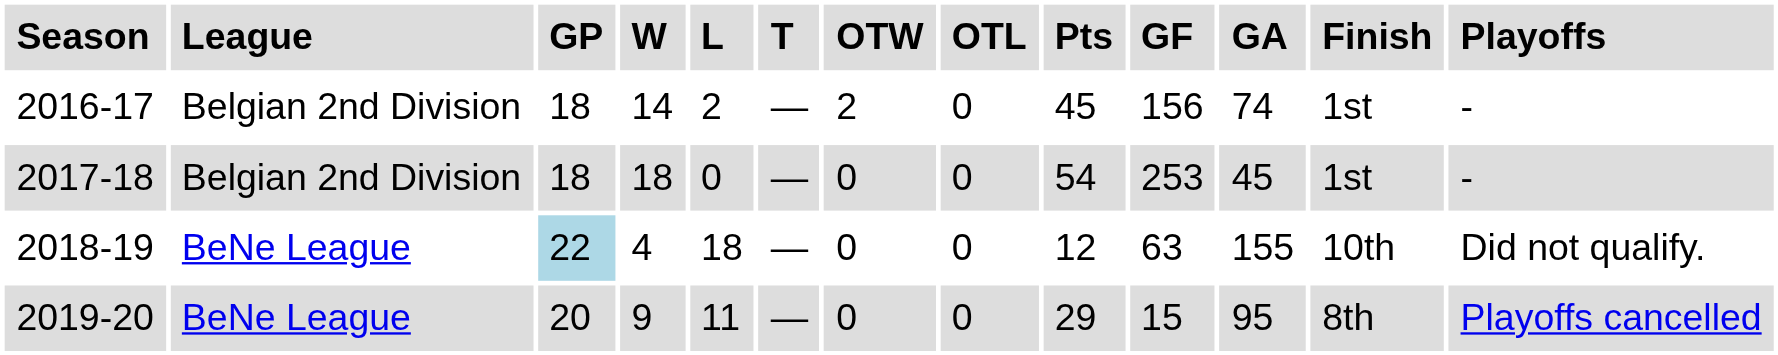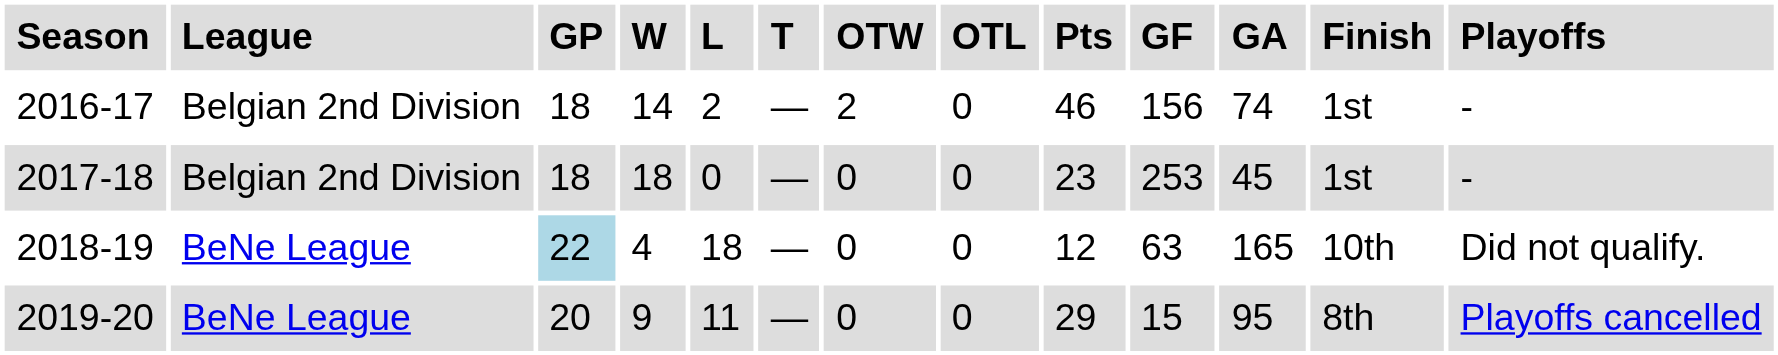(1076, 106) 45 -> (1076, 106) 46
(1076, 177) 54 -> (1076, 177) 23
(1263, 247) 155 -> (1263, 247) 165
